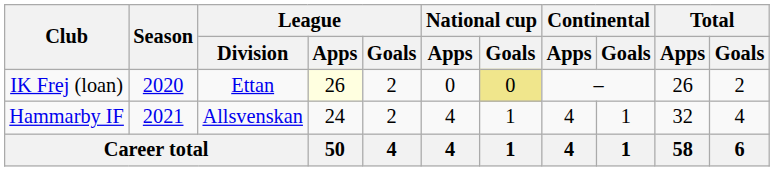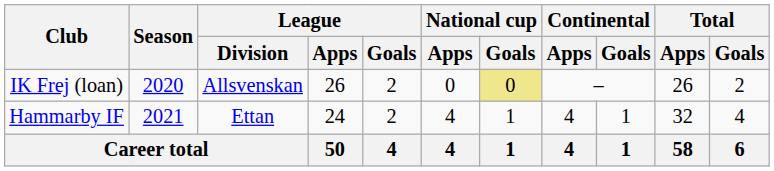(253, 85) Ettan -> (253, 85) Allsvenskan
(335, 85) lightyellow background -> (335, 85) no background
(253, 117) Allsvenskan -> (253, 117) Ettan
